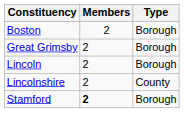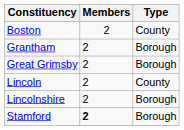(156, 30) Borough -> (153, 30) County
+ row: (31, 47)
(156, 64) Borough -> (153, 82) County
(153, 82) County -> (156, 99) Borough
